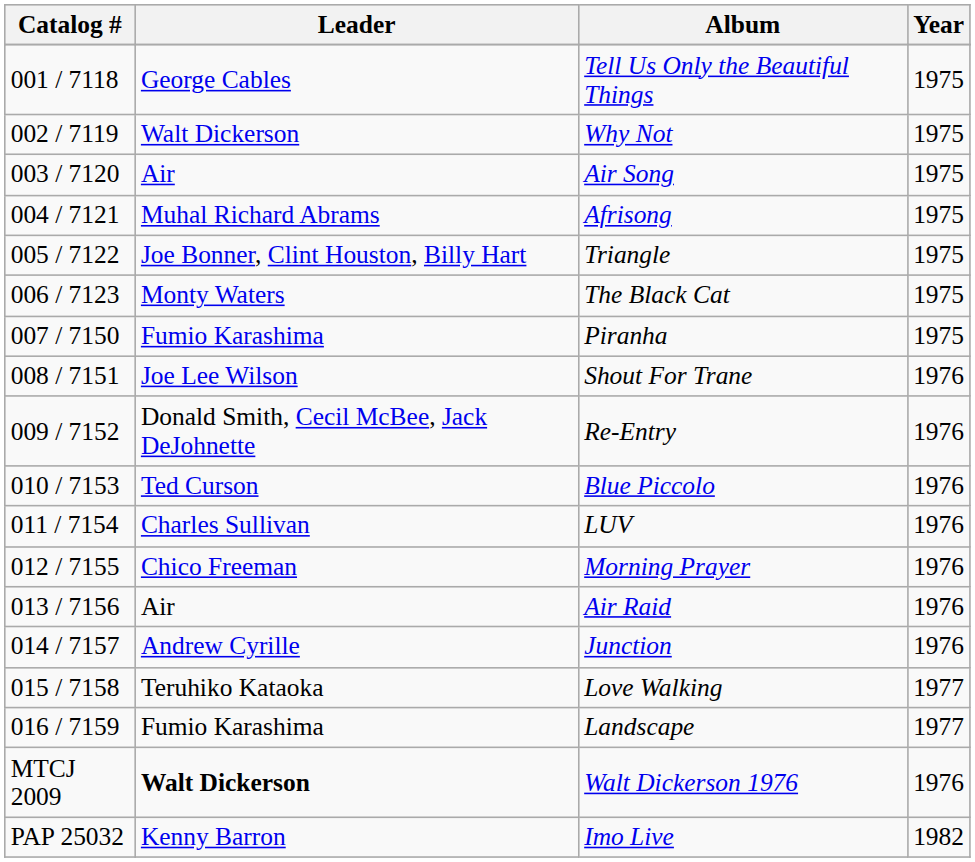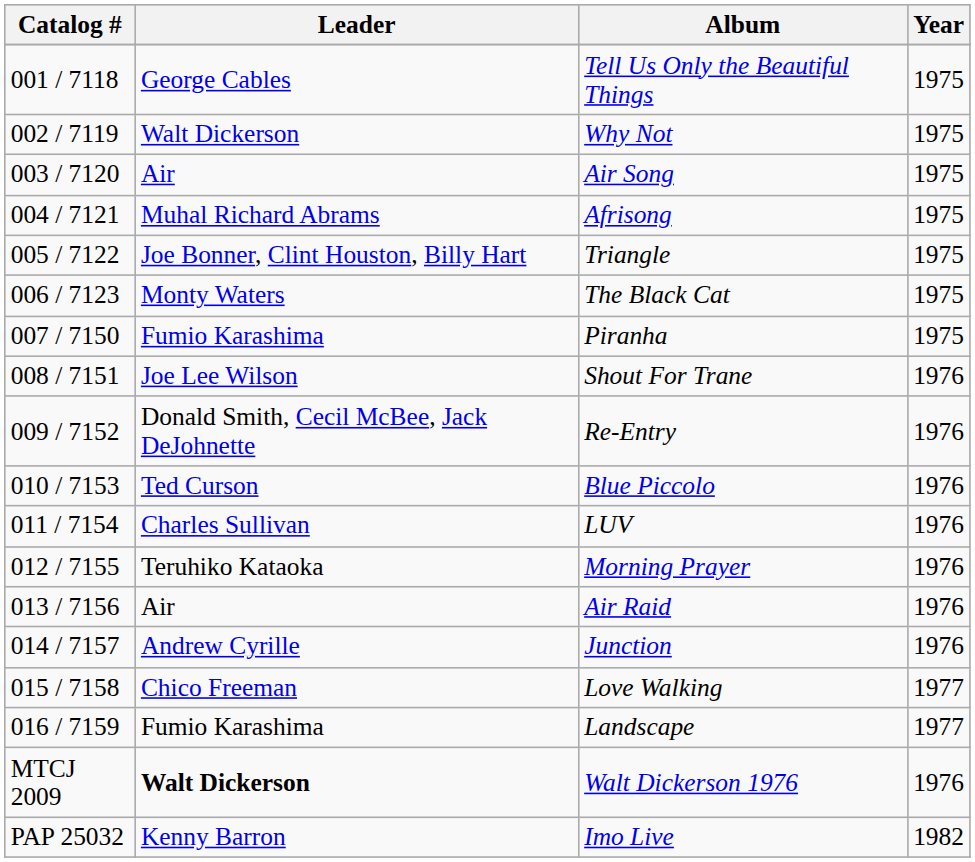(219, 566) Chico Freeman -> (232, 566) Teruhiko Kataoka
(232, 687) Teruhiko Kataoka -> (219, 687) Chico Freeman
